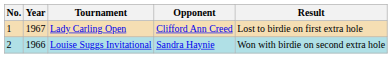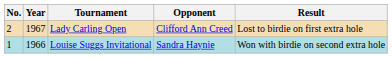(9, 29) 1 -> (9, 29) 2
(9, 45) 2 -> (9, 45) 1
